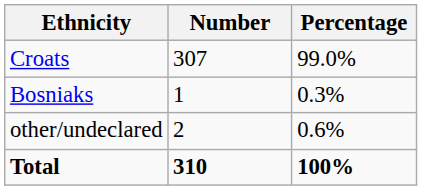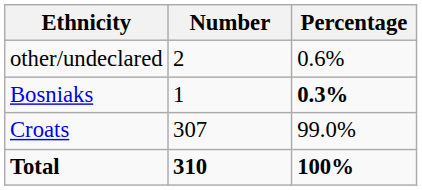rows swapped: (40, 58) <-> (86, 130)
(321, 94) normal -> (323, 94) bold
